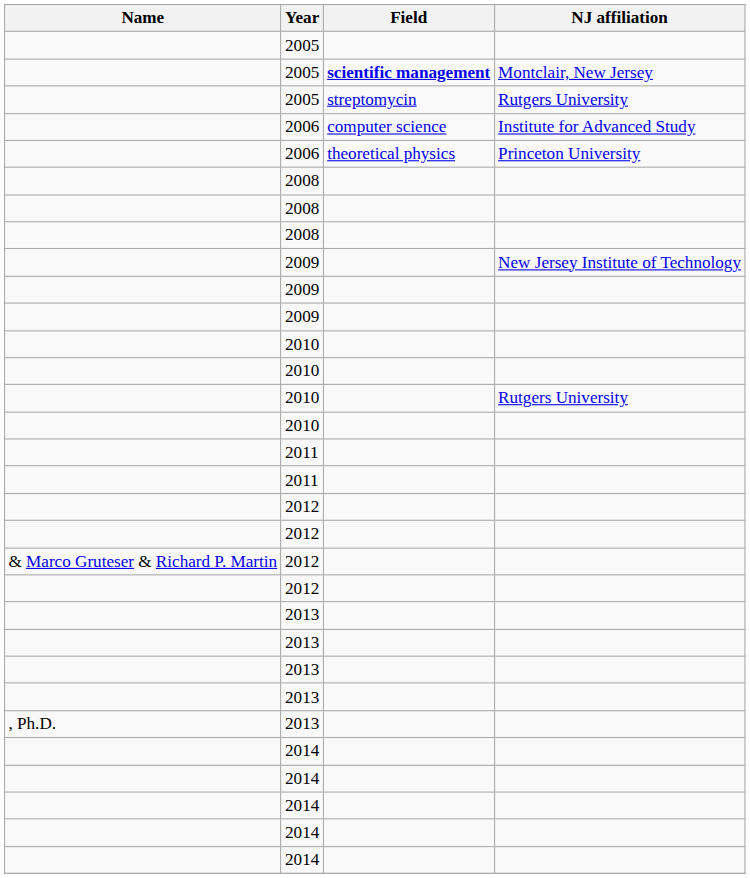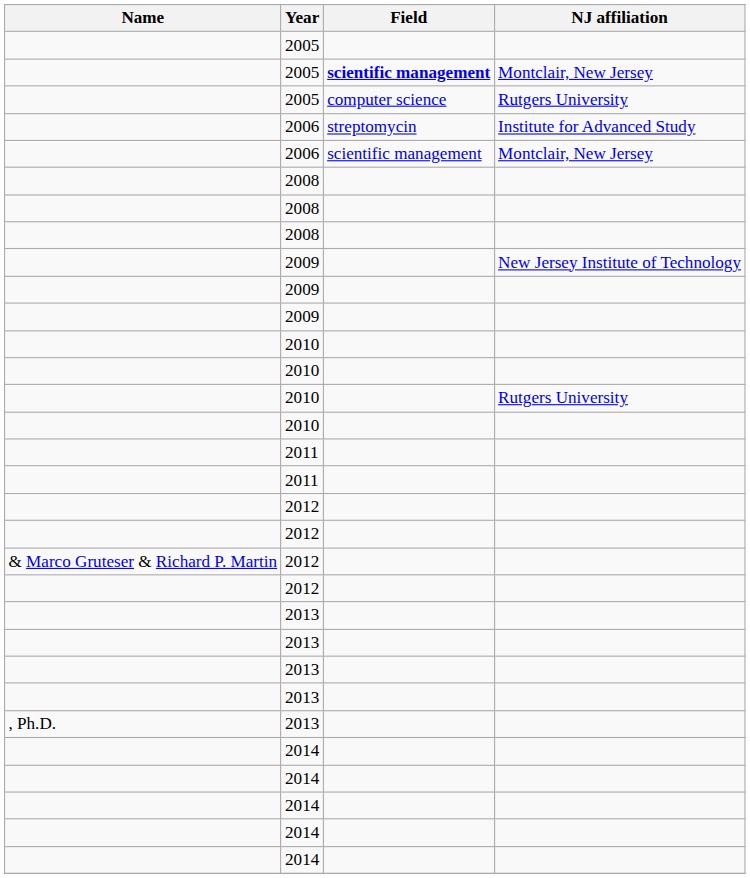(372, 99) streptomycin -> (387, 99) computer science
(387, 126) computer science -> (372, 126) streptomycin
+ row: (302, 153)
- row: (302, 153)
